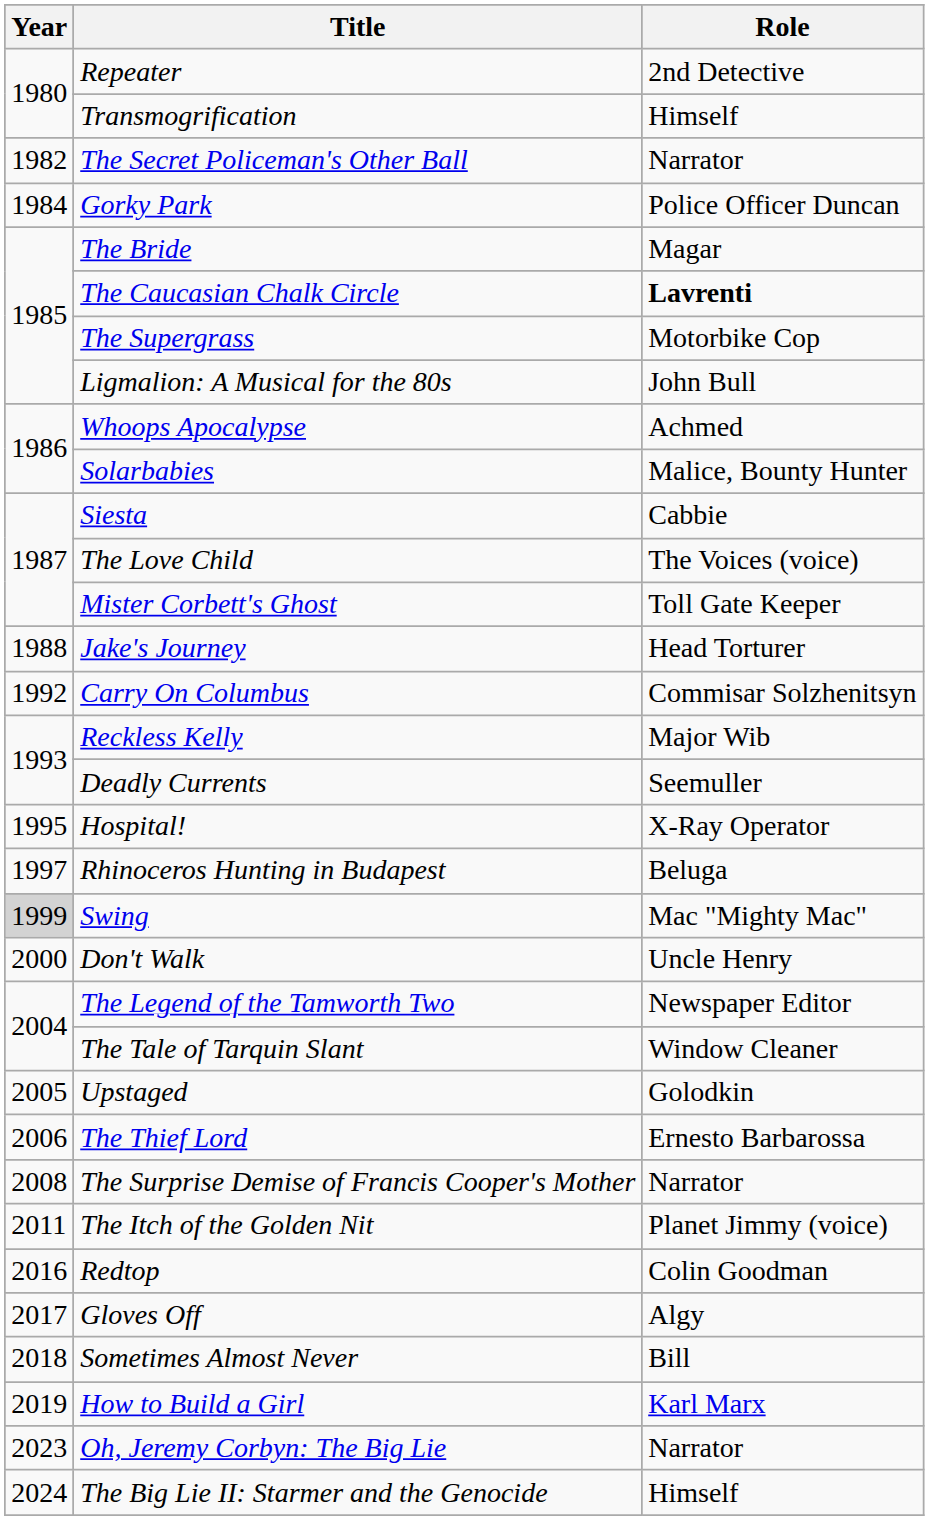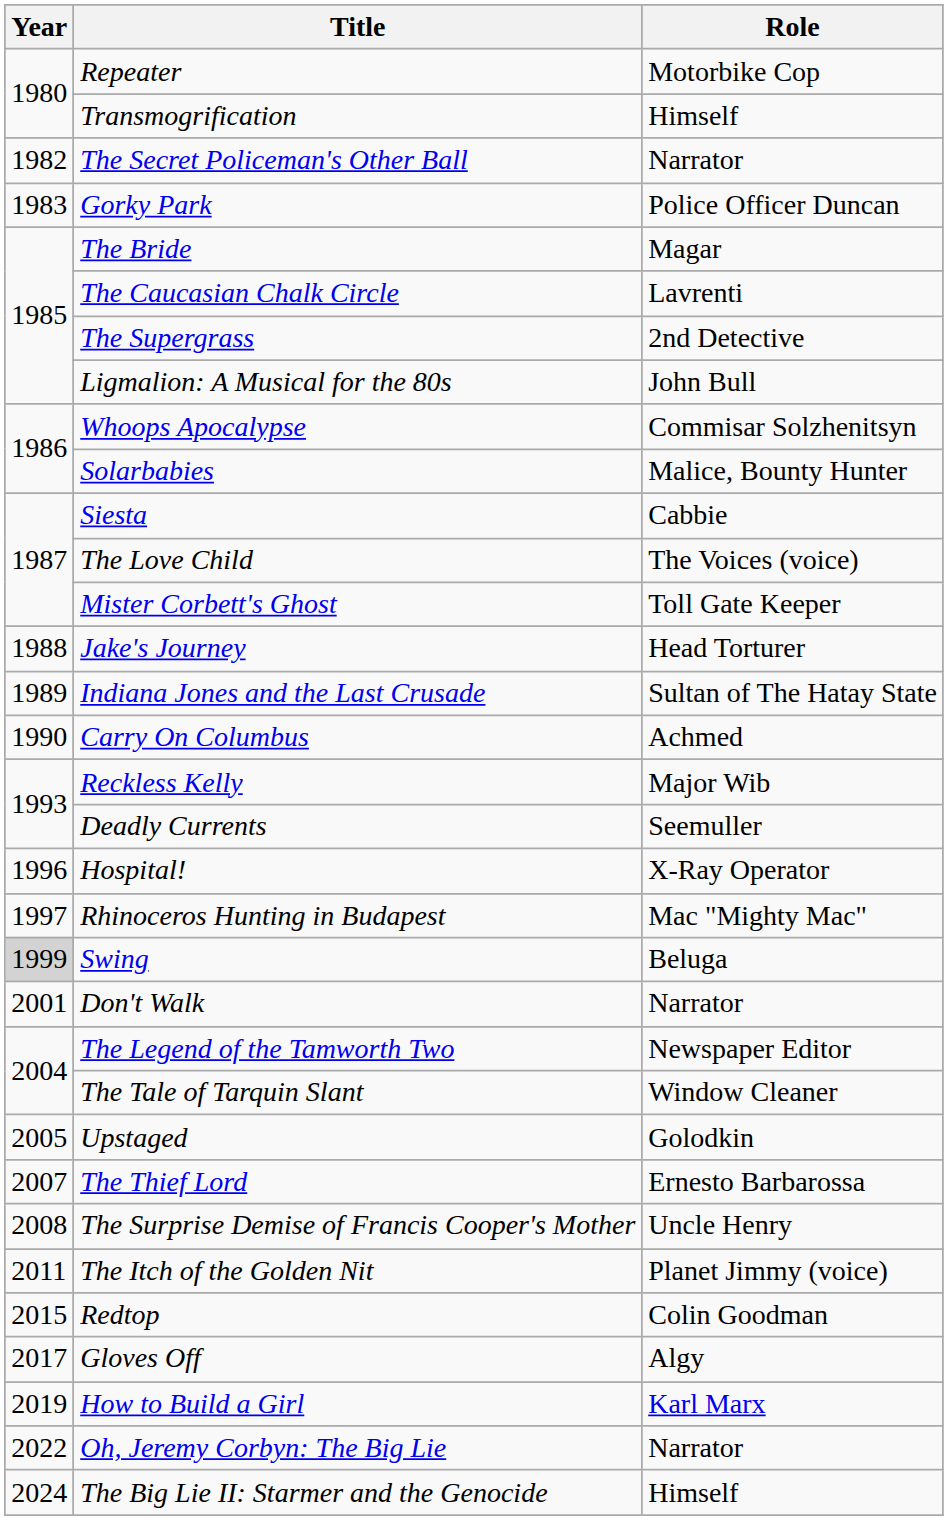(726, 71) 2nd Detective -> (734, 71) Motorbike Cop
(39, 204) 1984 -> (39, 204) 1983
(700, 293) bold -> (696, 293) normal
(734, 337) Motorbike Cop -> (726, 337) 2nd Detective
(696, 426) Achmed -> (782, 426) Commisar Solzhenitsyn
+ row: (283, 692)
(39, 692) 1992 -> (39, 737) 1990
(782, 692) Commisar Solzhenitsyn -> (696, 737) Achmed
(39, 826) 1995 -> (39, 870) 1996
(688, 870) Beluga -> (758, 914) Mac "Mighty Mac"
(758, 914) Mac "Mighty Mac" -> (688, 959) Beluga
(39, 959) 2000 -> (39, 1003) 2001
(720, 959) Uncle Henry -> (696, 1003) Narrator
(39, 1136) 2006 -> (39, 1181) 2007
(696, 1181) Narrator -> (720, 1225) Uncle Henry
(39, 1270) 2016 -> (39, 1314) 2015
- row: (219, 1358)
(39, 1447) 2023 -> (39, 1447) 2022
